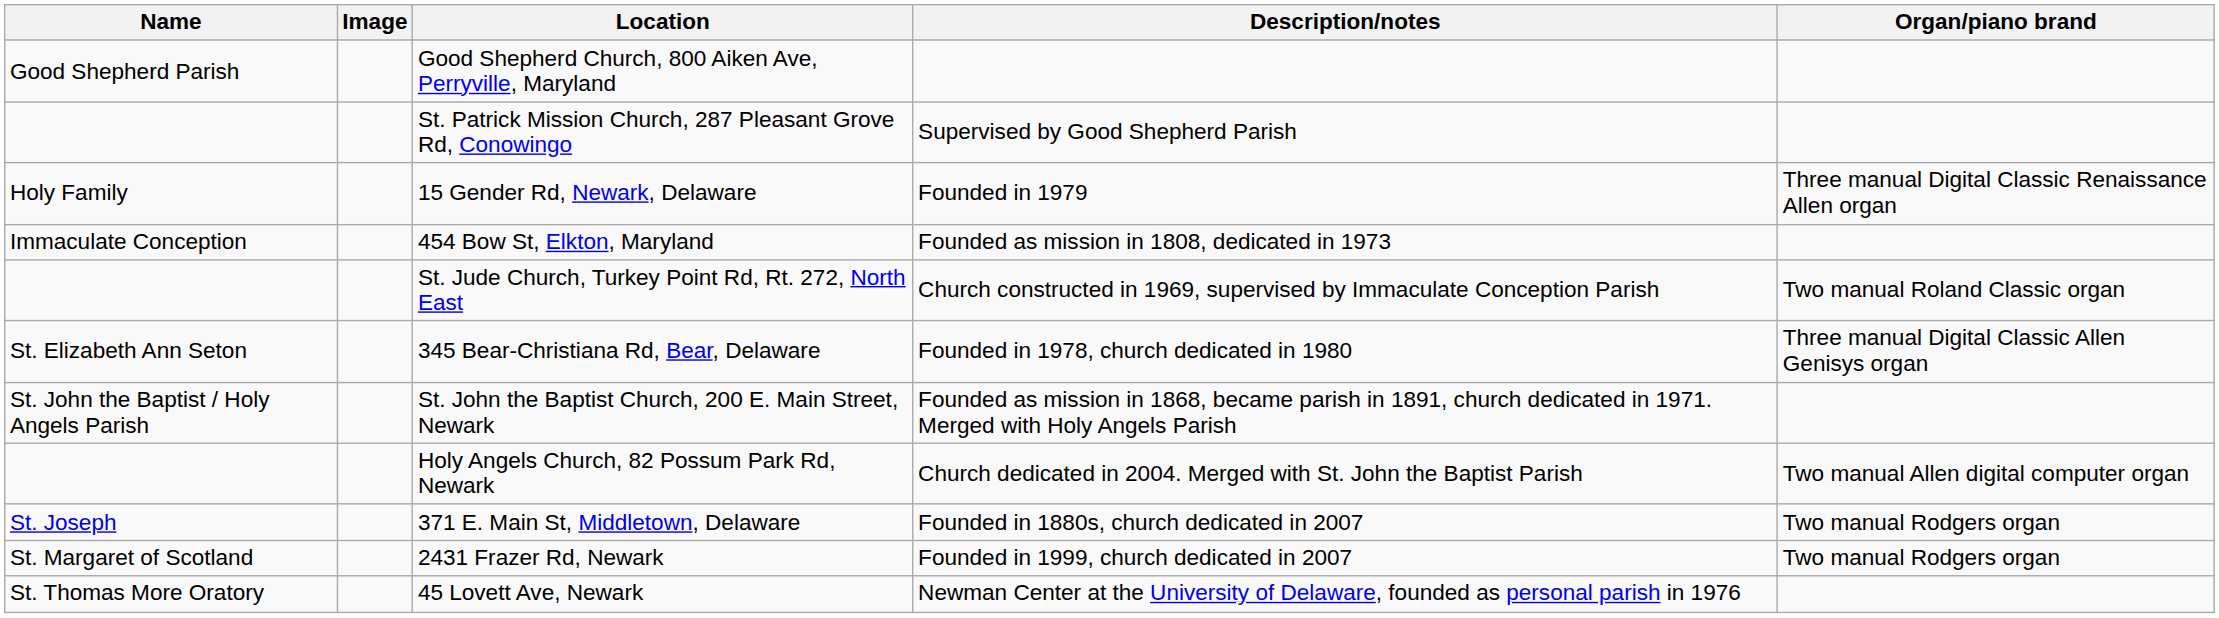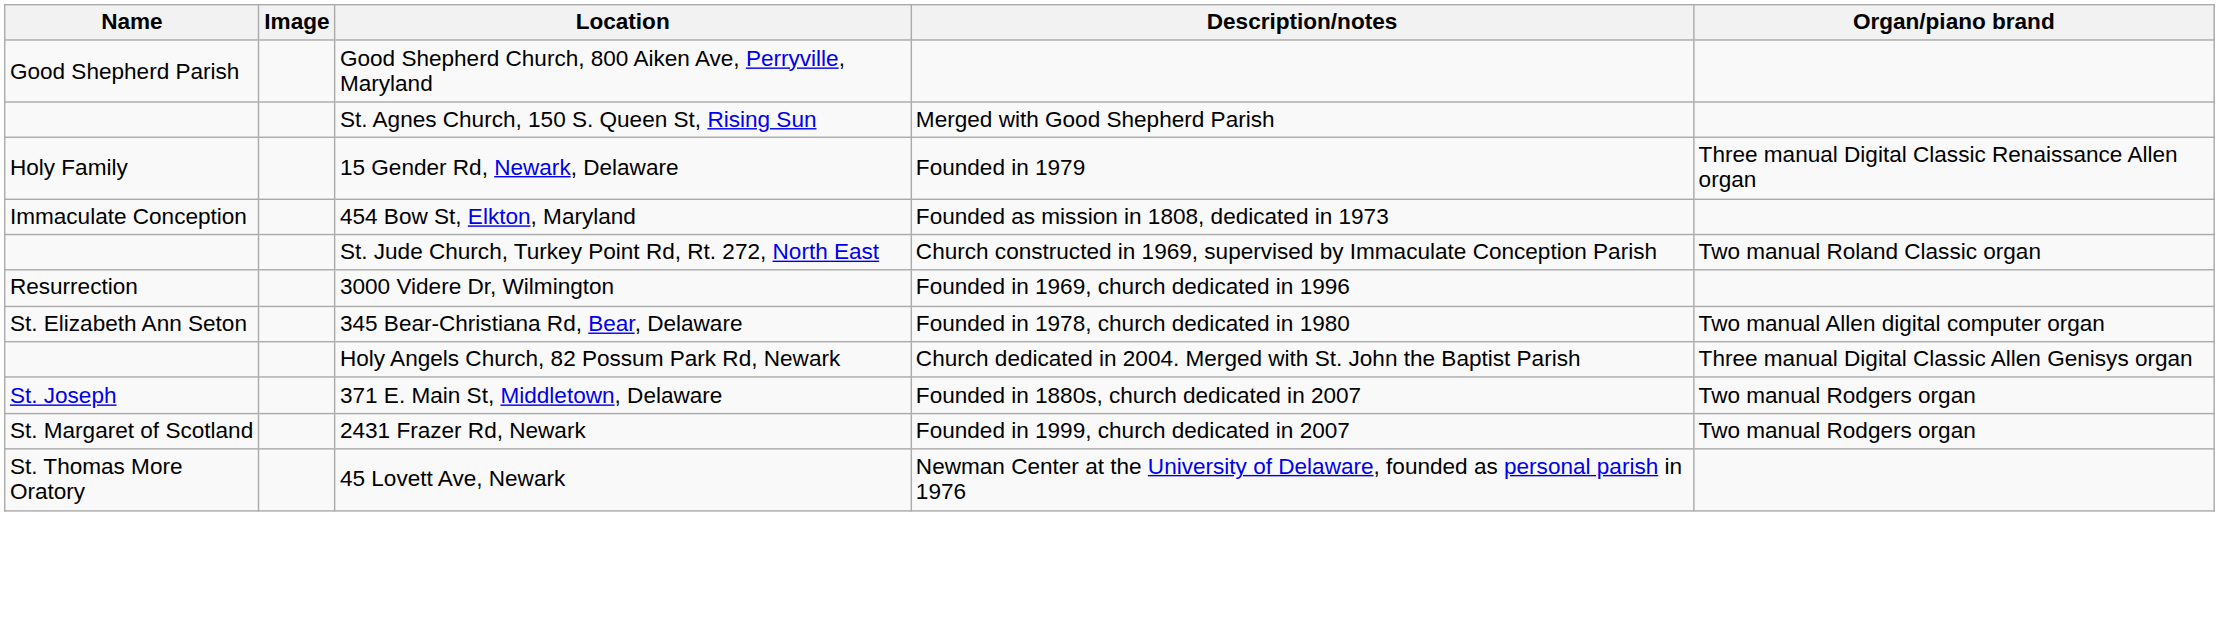- row: (656, 132)
+ row: (578, 119)
+ row: (477, 287)
(1954, 351) Three manual Digital Classic Allen Genisys organ -> (1902, 323) Two manual Allen digital computer organ
- row: (658, 412)
(1986, 473) Two manual Allen digital computer organ -> (1946, 359) Three manual Digital Classic Allen Genisys organ
